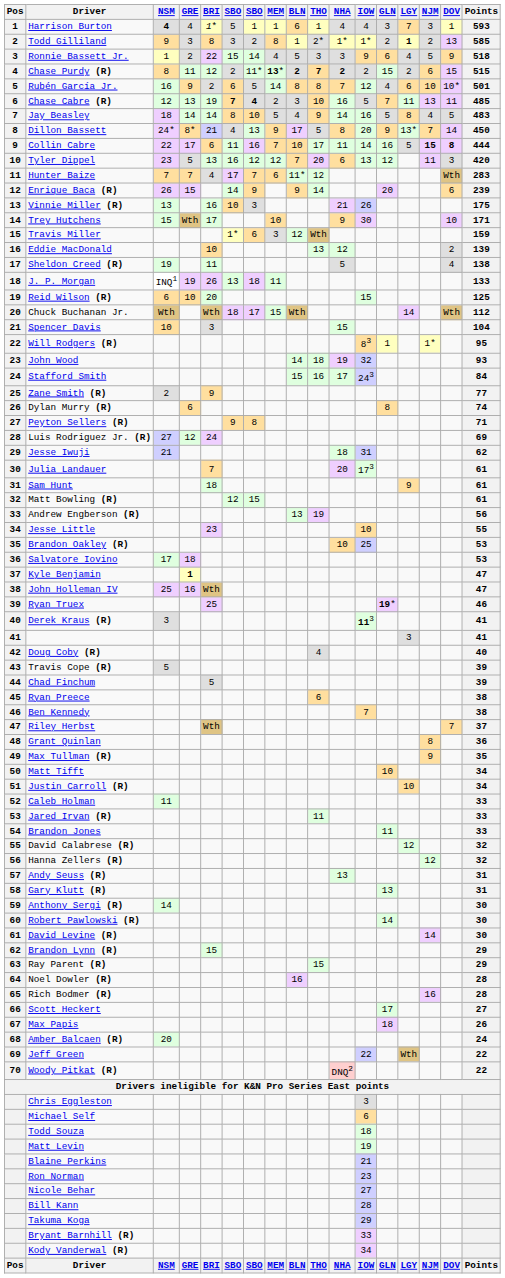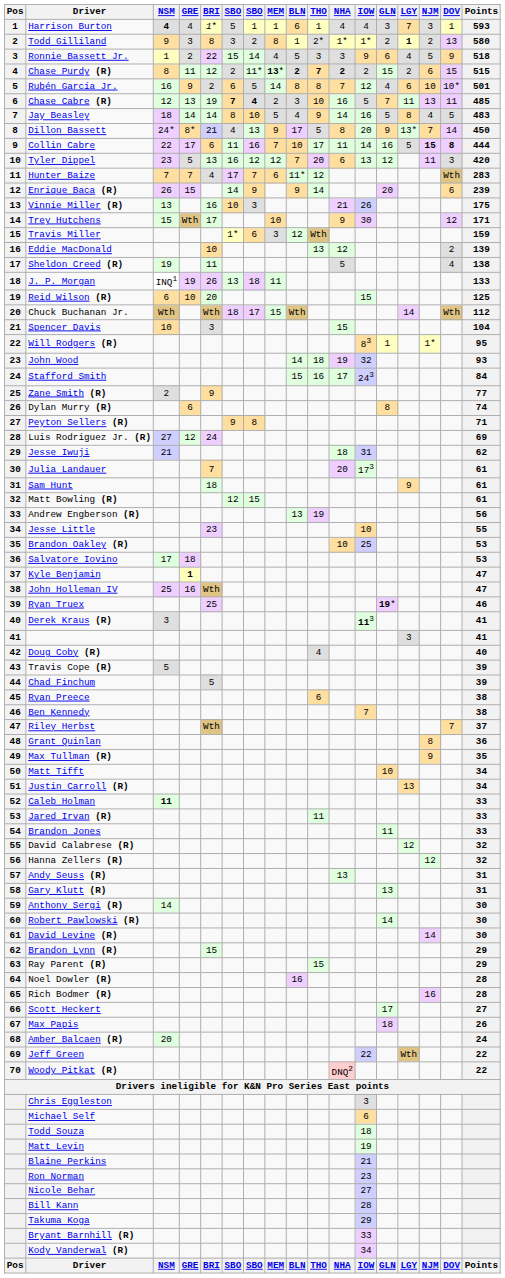(481, 42) 585 -> (481, 42) 580
(452, 220) 10 -> (452, 220) 12
(409, 786) 10 -> (409, 786) 13
(166, 801) normal -> (166, 801) bold
